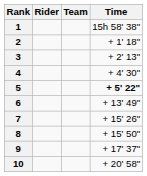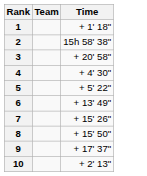- column: (47, 12)
(116, 27) 15h 58' 38" -> (95, 27) + 1' 18"
(124, 42) + 1' 18" -> (87, 42) 15h 58' 38"
(124, 57) + 2' 13" -> (92, 57) + 20' 58"
(123, 88) bold -> (95, 88) normal
(121, 164) + 20' 58" -> (95, 164) + 2' 13"
